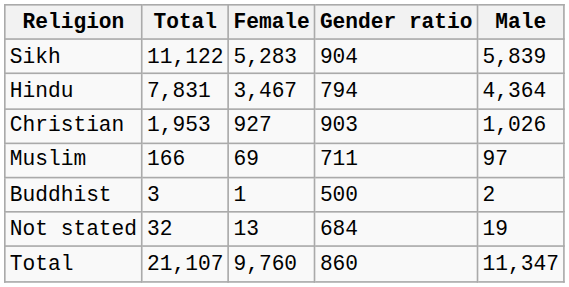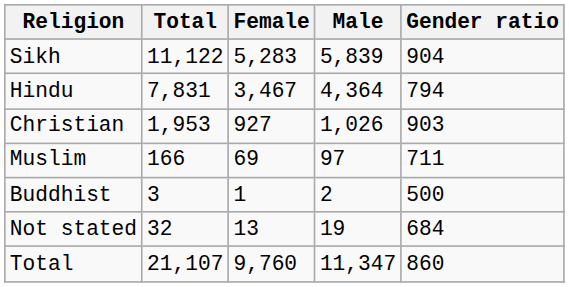columns swapped: (521, 22) <-> (396, 22)
